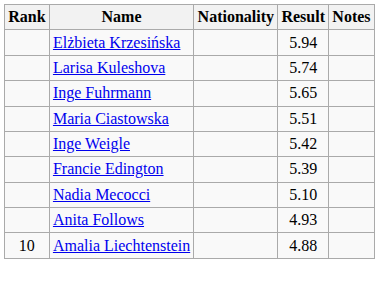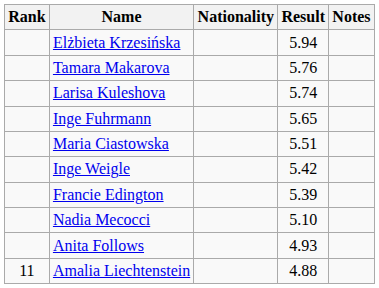+ row: (111, 67)
(27, 245) 10 -> (27, 270) 11
